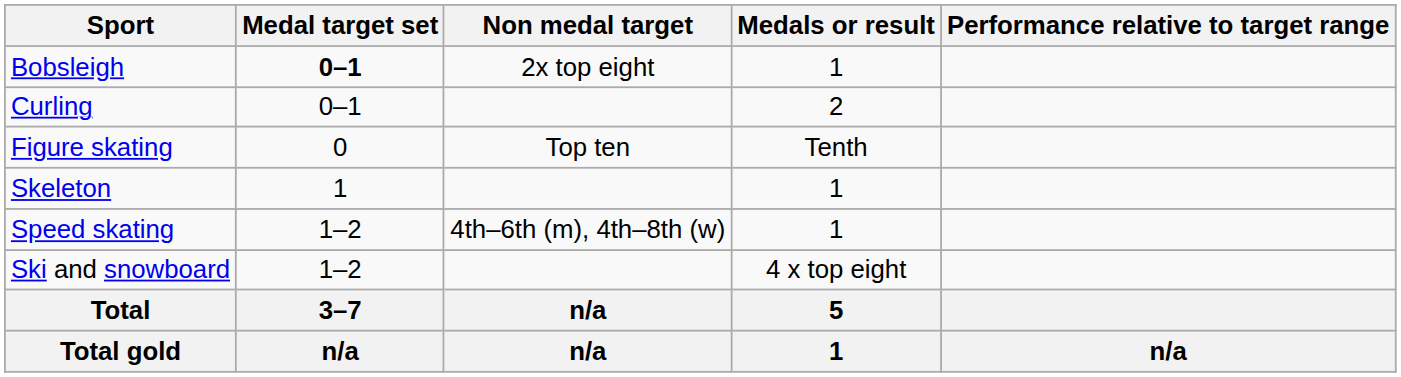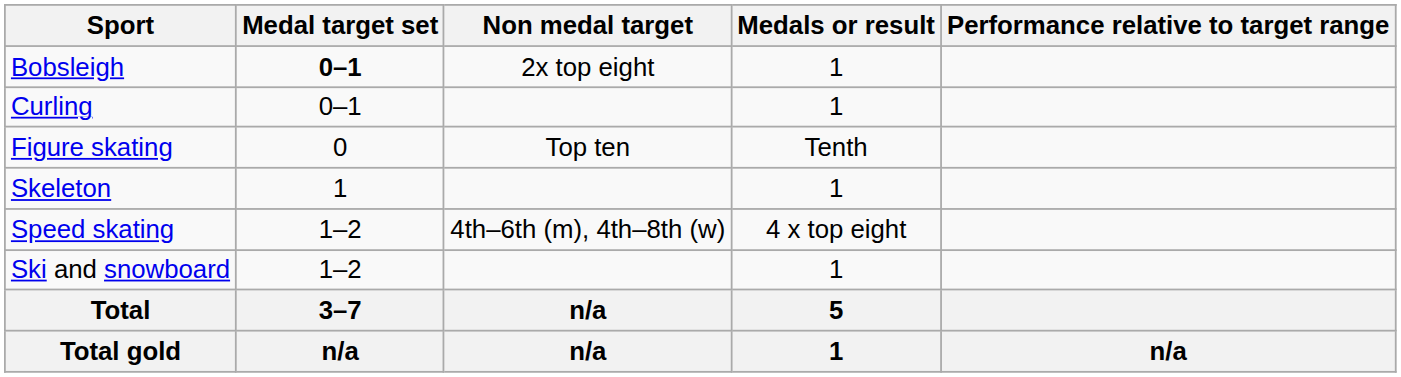(836, 107) 2 -> (836, 107) 1
(836, 229) 1 -> (836, 229) 4 x top eight
(836, 270) 4 x top eight -> (836, 270) 1
